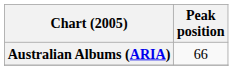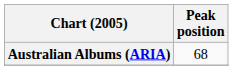(201, 53) 66 -> (201, 53) 68
